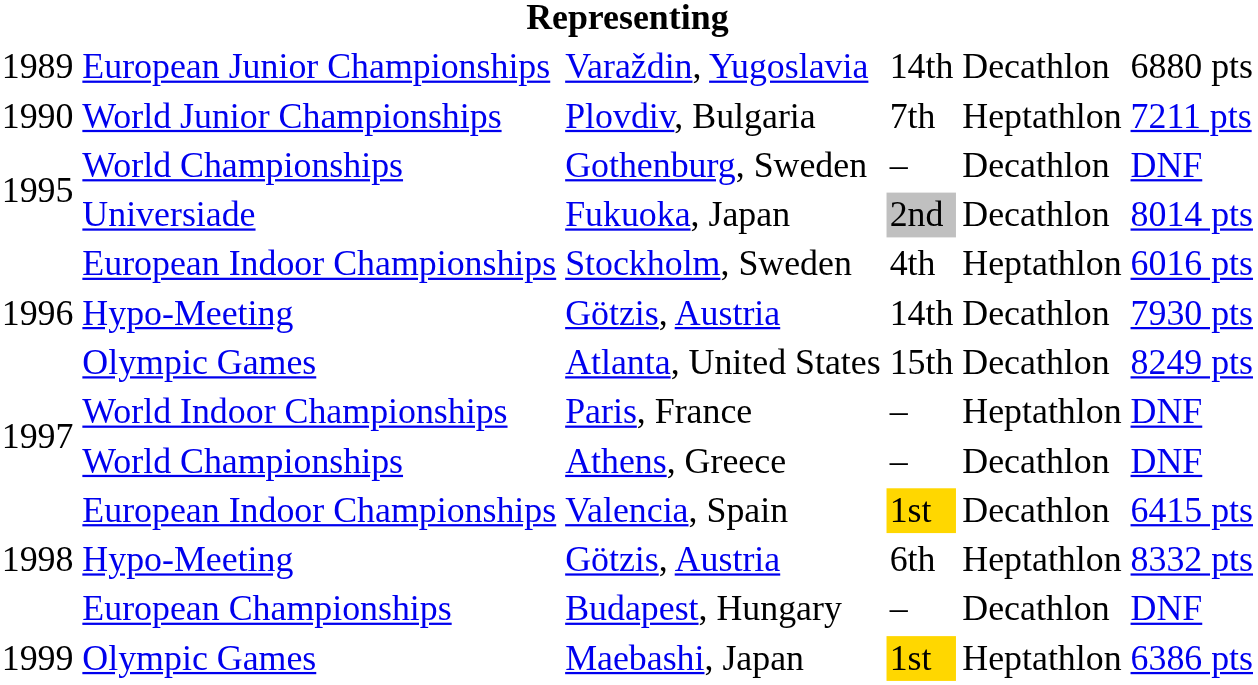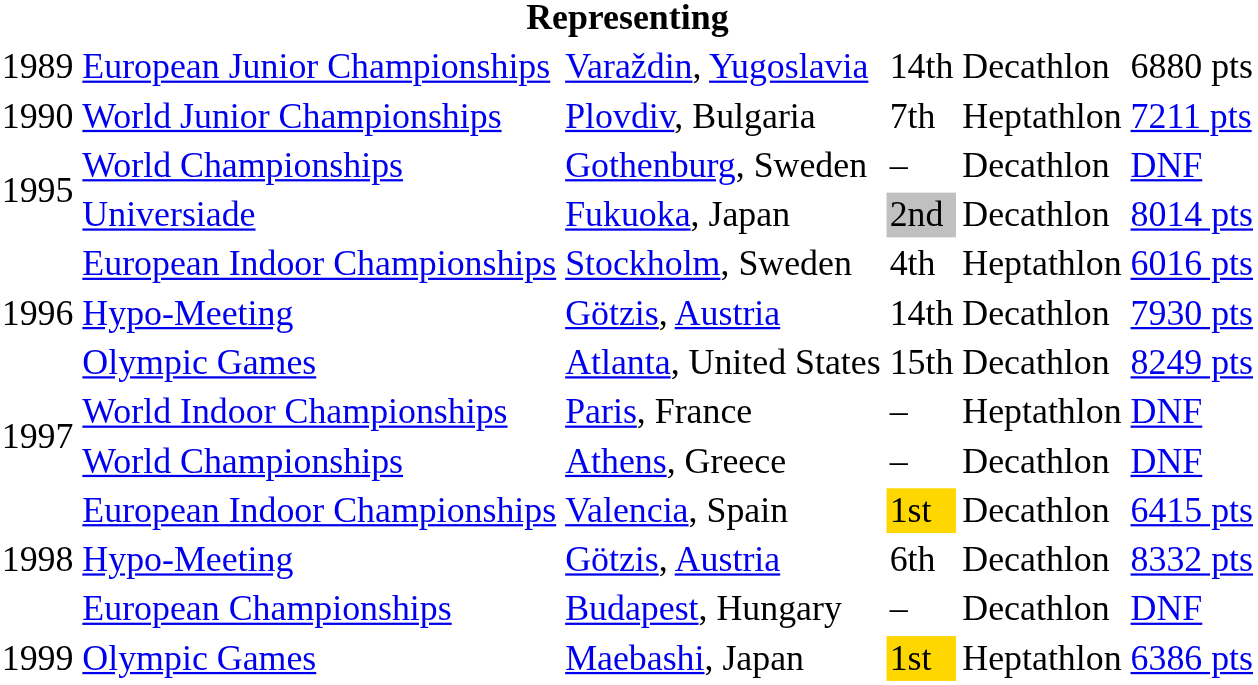(1042, 559) Heptathlon -> (1036, 559) Decathlon
